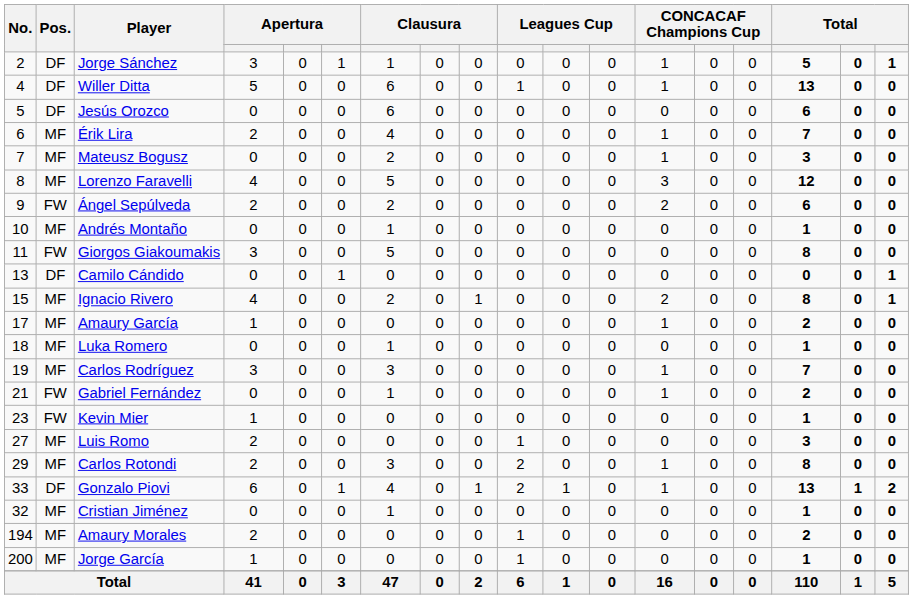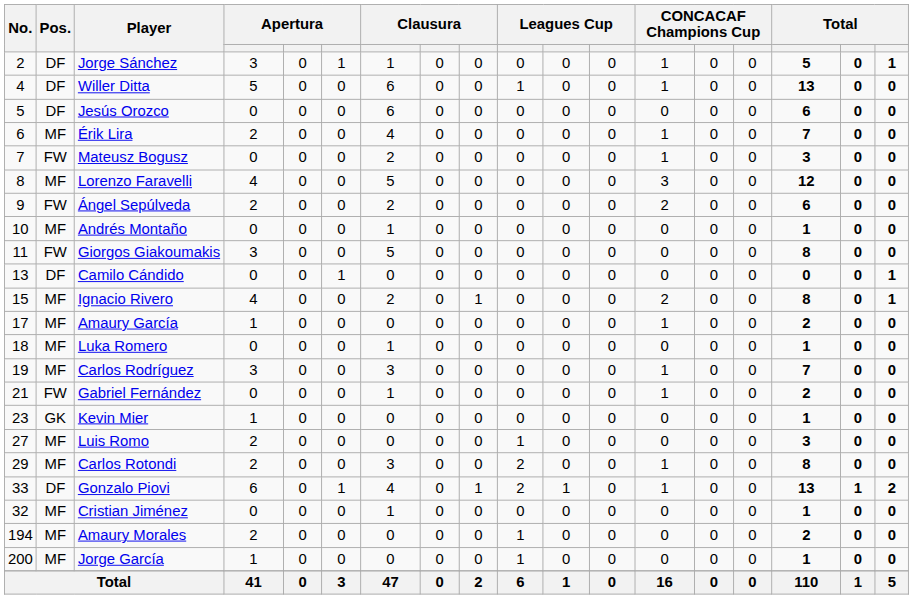(55, 157) MF -> (55, 157) FW
(55, 417) FW -> (55, 417) GK
